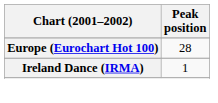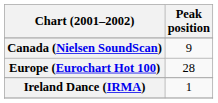+ row: (85, 48)
